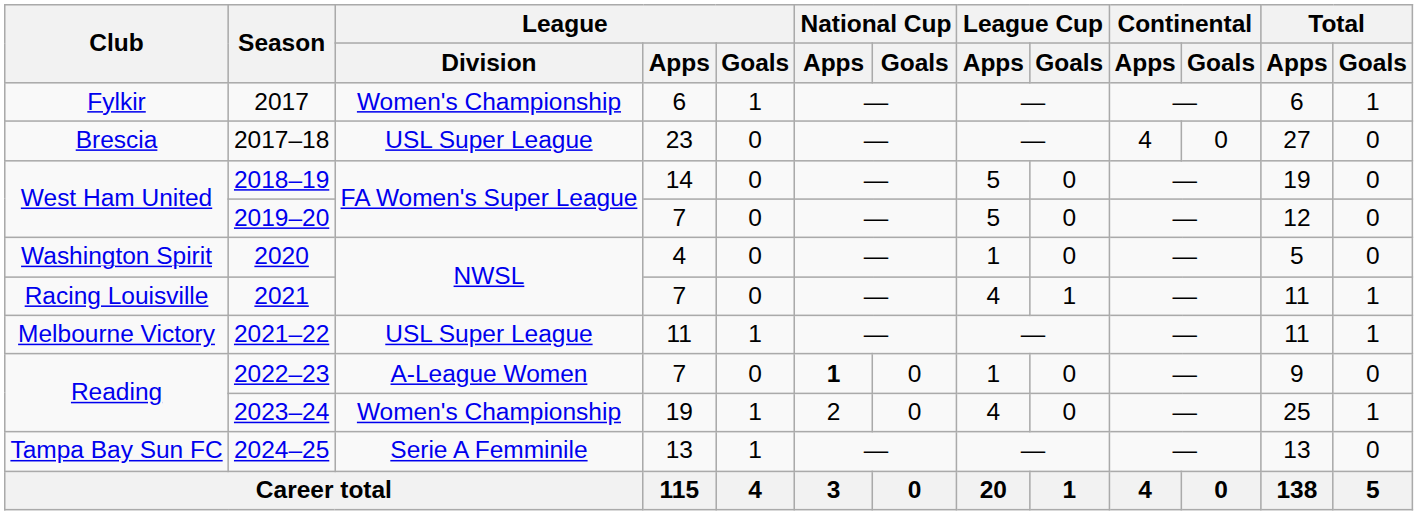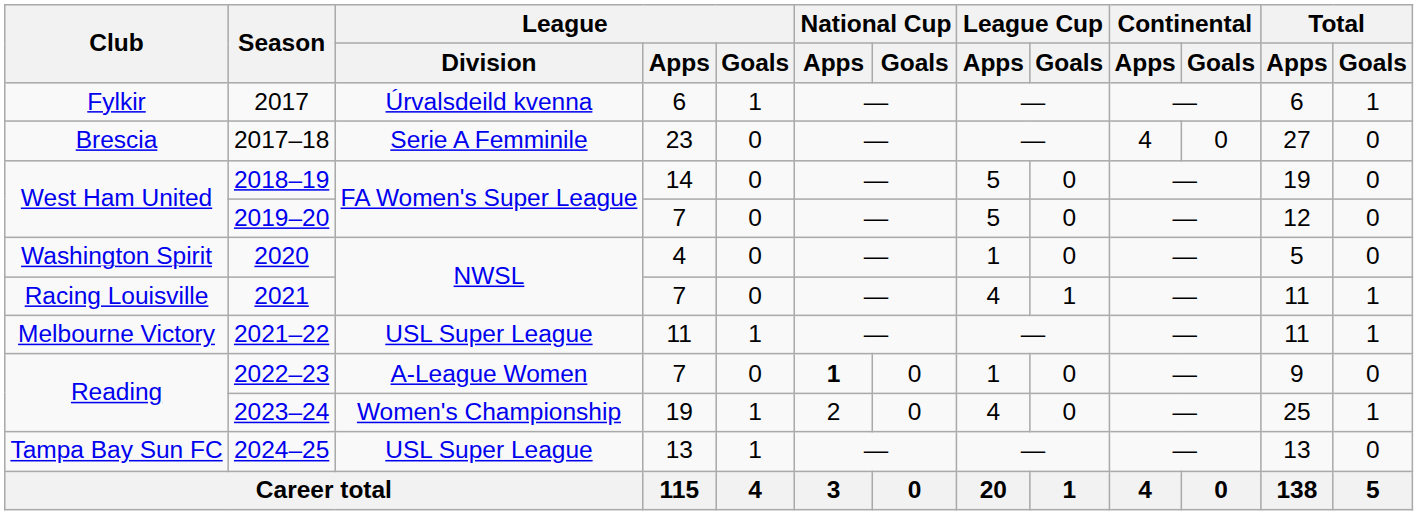(489, 101) Women's Championship -> (489, 101) Úrvalsdeild kvenna
(489, 140) USL Super League -> (489, 140) Serie A Femminile
(489, 450) Serie A Femminile -> (489, 450) USL Super League
